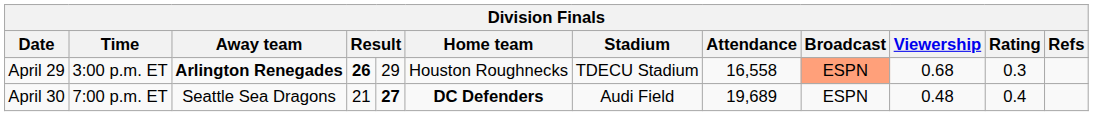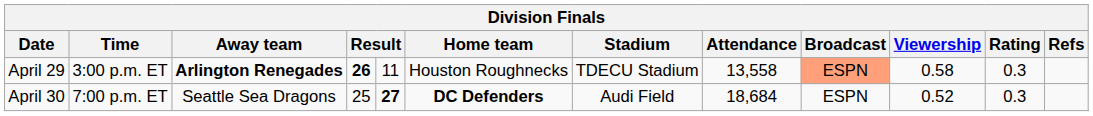(390, 70) 29 -> (390, 70) 11
(752, 70) 16,558 -> (752, 70) 13,558
(937, 70) 0.68 -> (937, 70) 0.58
(361, 96) 21 -> (361, 96) 25
(752, 96) 19,689 -> (752, 96) 18,684
(937, 96) 0.48 -> (937, 96) 0.52
(1015, 96) 0.4 -> (1015, 96) 0.3
